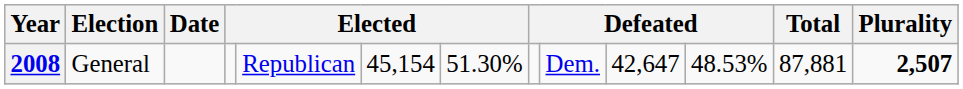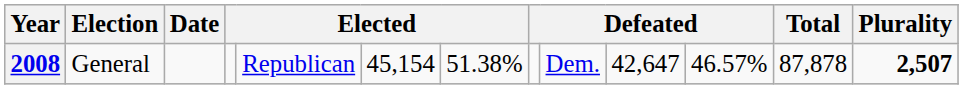(484, 63) 51.30% -> (484, 63) 51.38%
(729, 63) 48.53% -> (729, 63) 46.57%
(813, 63) 87,881 -> (813, 63) 87,878
